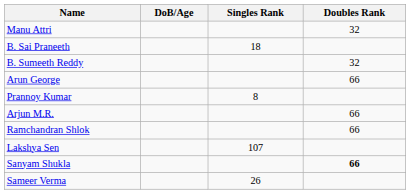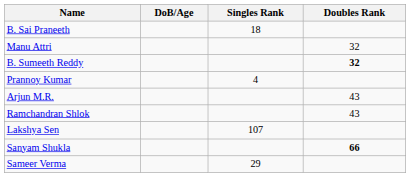rows swapped: (29, 29) <-> (38, 46)
(354, 63) normal -> (354, 63) bold
- row: (33, 80)
(256, 97) 8 -> (256, 80) 4
(354, 113) 66 -> (354, 97) 43
(354, 130) 66 -> (354, 113) 43
(256, 181) 26 -> (256, 164) 29
